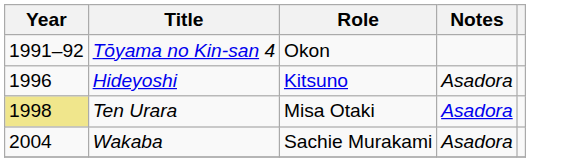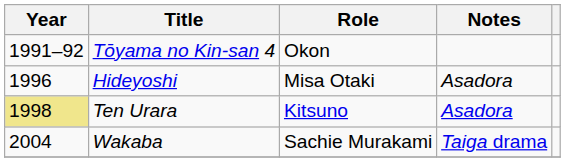(316, 80) Kitsuno -> (329, 80) Misa Otaki
(329, 111) Misa Otaki -> (316, 111) Kitsuno
(477, 141) Asadora -> (494, 141) Taiga drama
